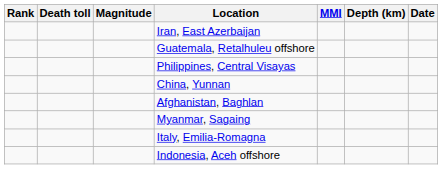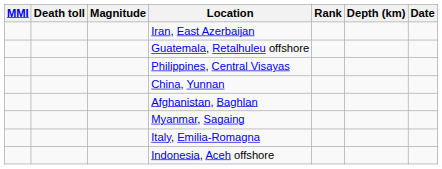columns swapped: (21, 13) <-> (331, 13)
